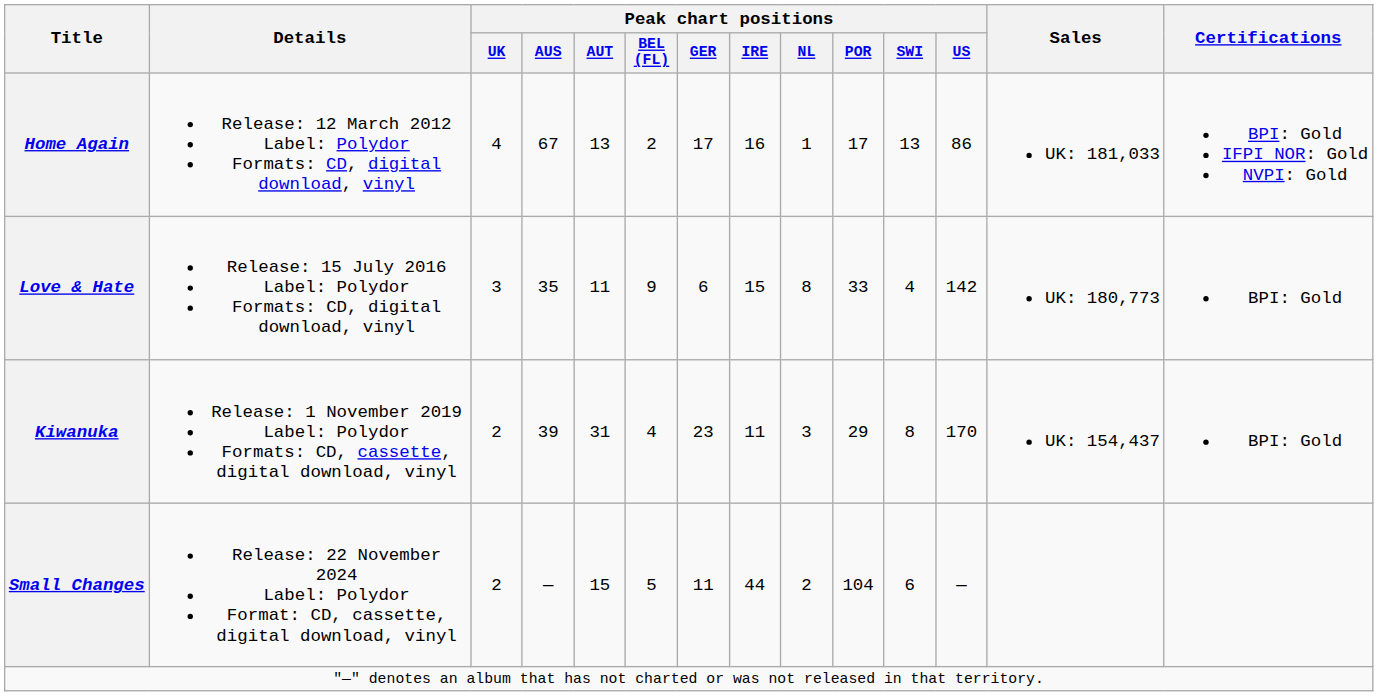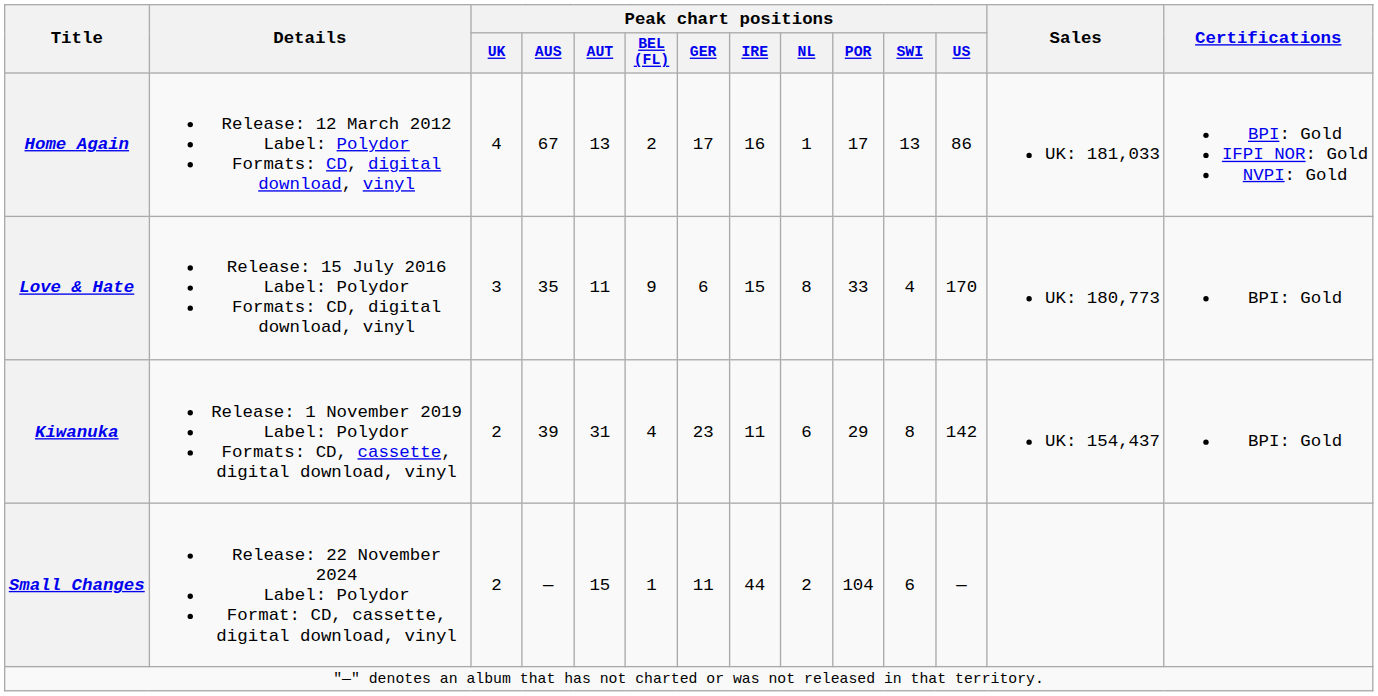(961, 288) 142 -> (961, 288) 170
(806, 432) 3 -> (806, 432) 6
(961, 432) 170 -> (961, 432) 142
(651, 585) 5 -> (651, 585) 1
